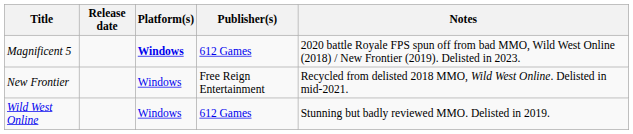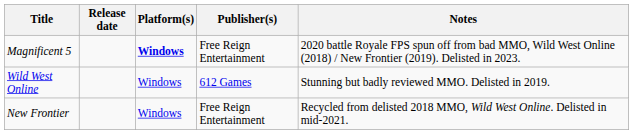(225, 51) 612 Games -> (232, 51) Free Reign Entertainment
rows swapped: (38, 82) <-> (30, 113)
